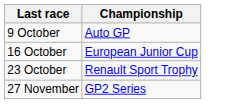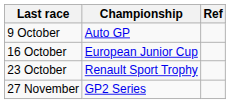+ column: (213, 13)
